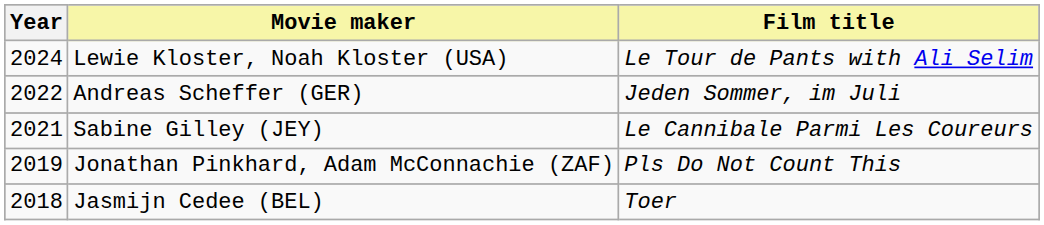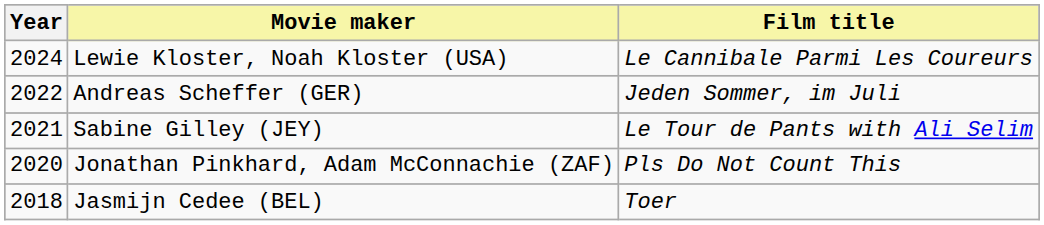(829, 59) Le Tour de Pants with Ali Selim -> (829, 59) Le Cannibale Parmi Les Coureurs
(829, 130) Le Cannibale Parmi Les Coureurs -> (829, 130) Le Tour de Pants with Ali Selim
(36, 166) 2019 -> (36, 166) 2020
